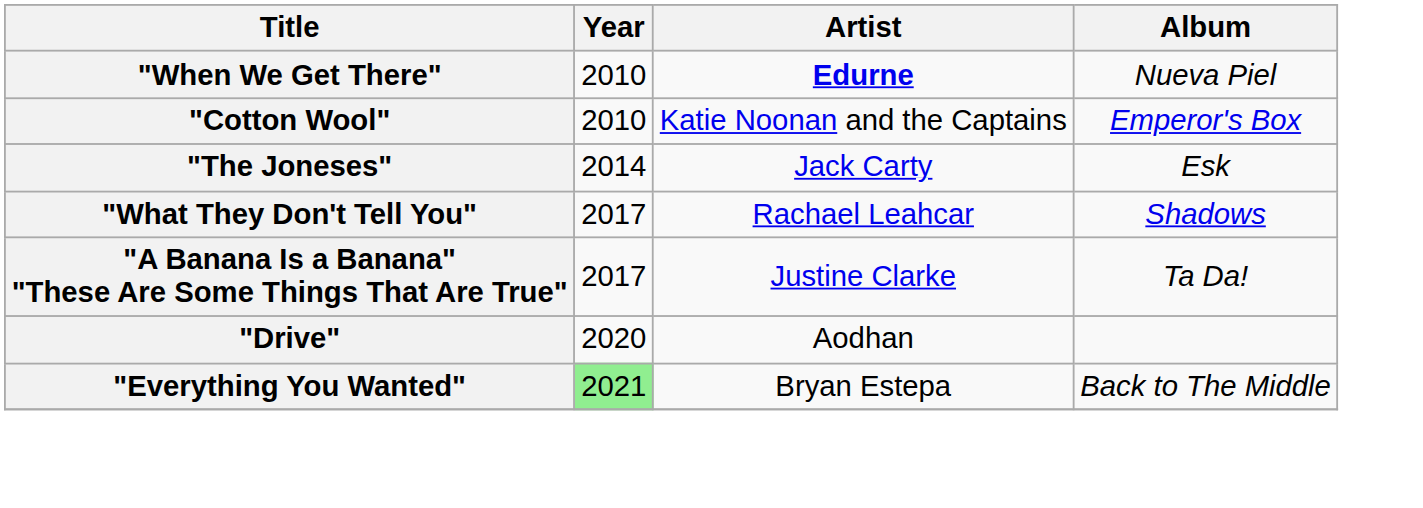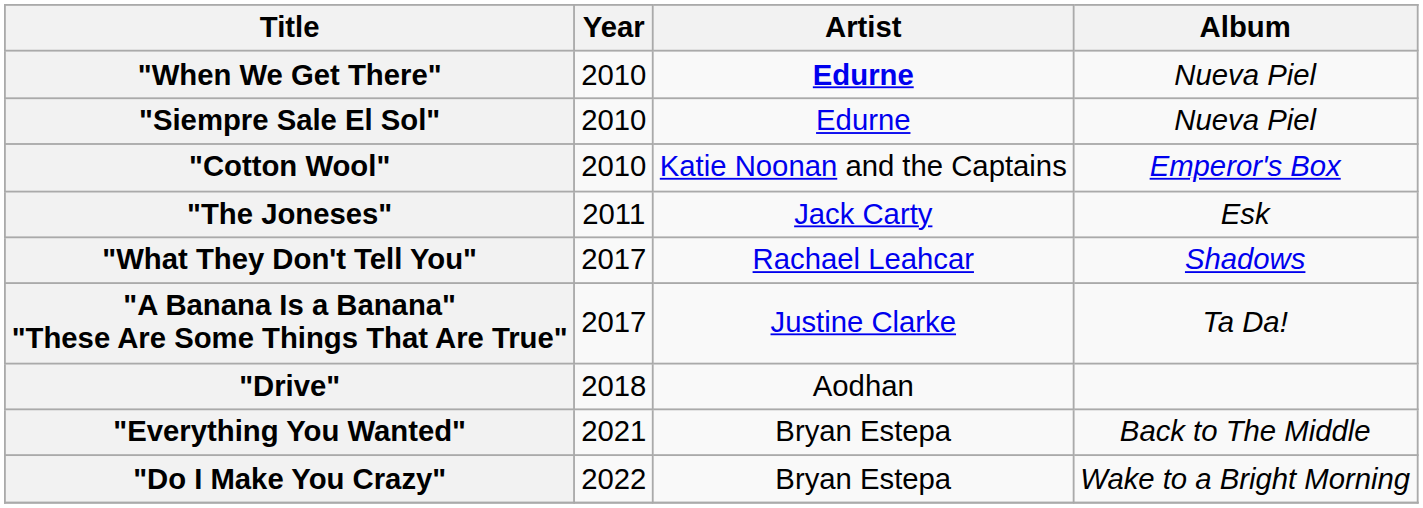+ row: (290, 120)
(614, 167) 2014 -> (614, 213) 2011
(614, 339) 2020 -> (614, 385) 2018
(614, 385) lightgreen background -> (614, 432) no background
+ row: (290, 478)
